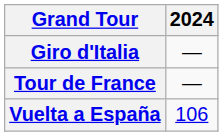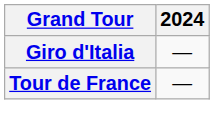- row: (85, 114)
